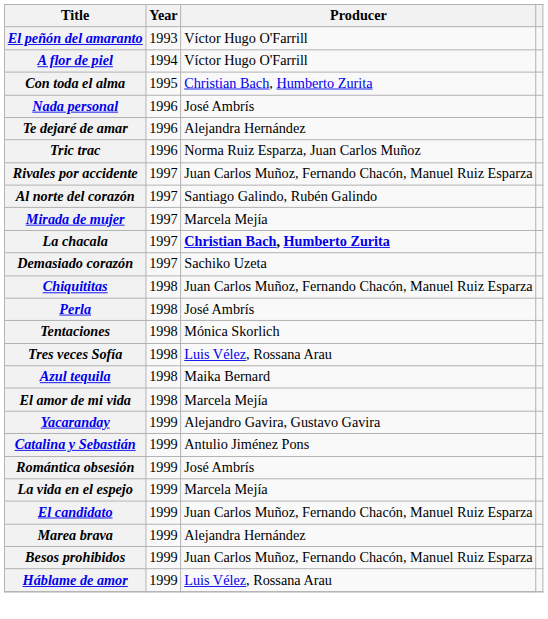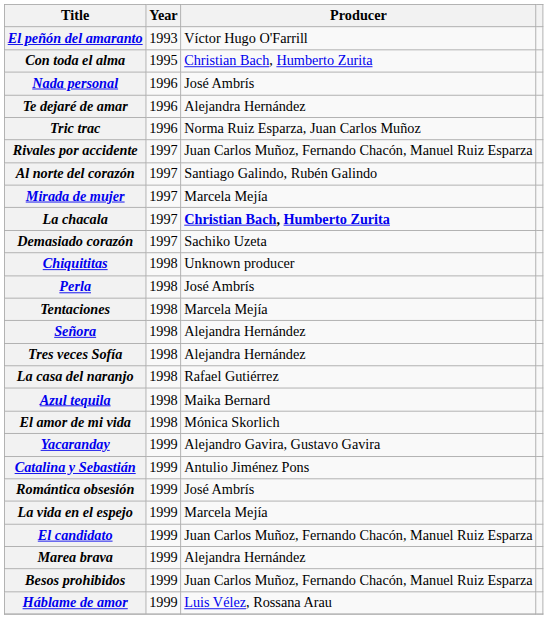- row: (75, 60)
(358, 286) Juan Carlos Muñoz, Fernando Chacón, Manuel Ruiz Esparza -> (239, 264) Unknown producer
(232, 331) Mónica Skorlich -> (226, 309) Marcela Mejía
+ row: (75, 331)
(258, 354) Luis Vélez, Rossana Arau -> (245, 354) Alejandra Hernández
+ row: (75, 377)
(226, 399) Marcela Mejía -> (232, 422) Mónica Skorlich
